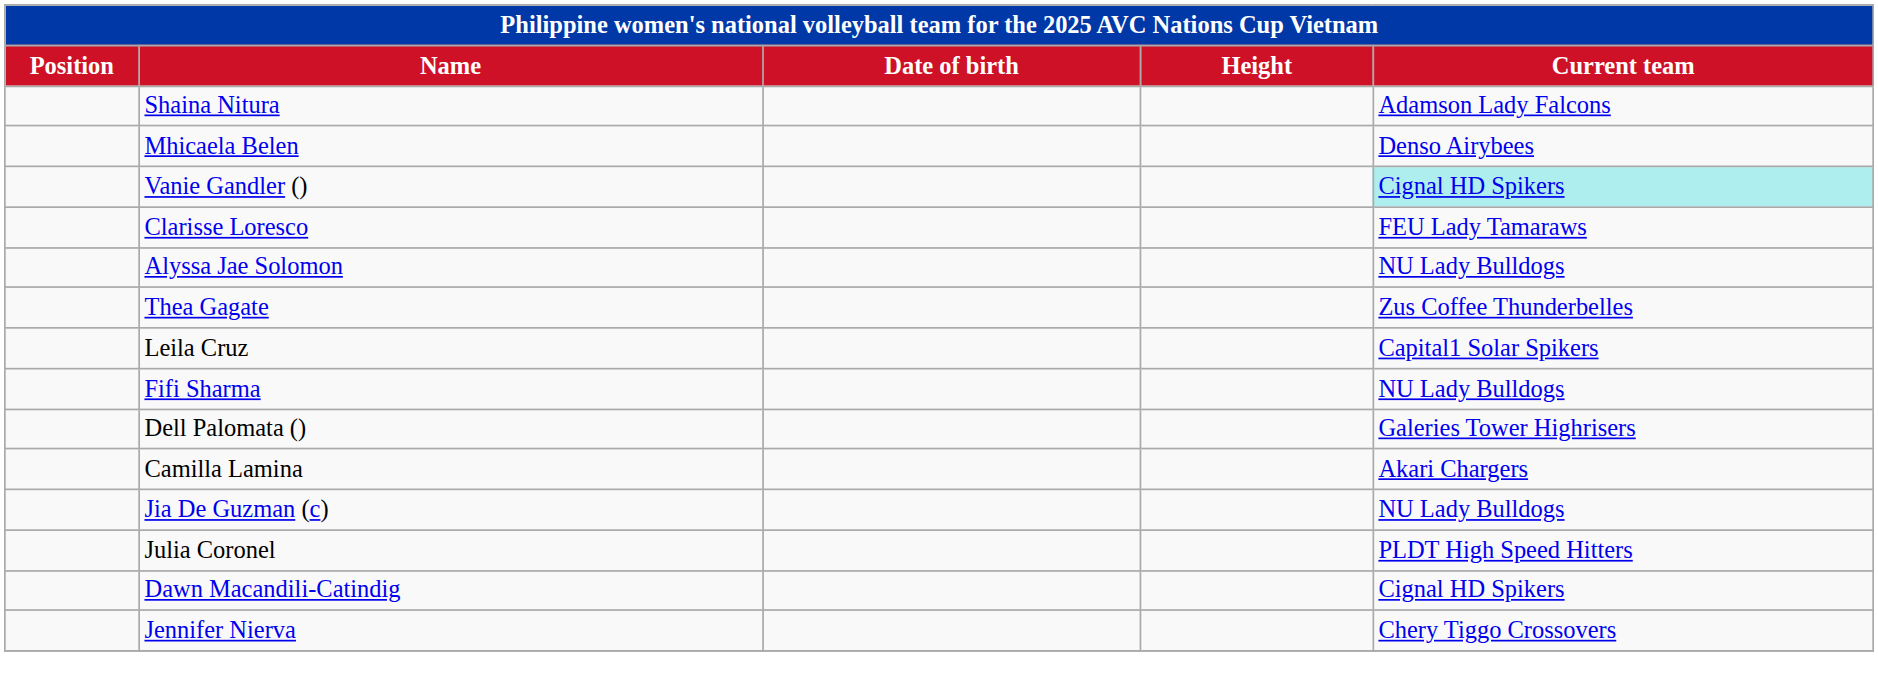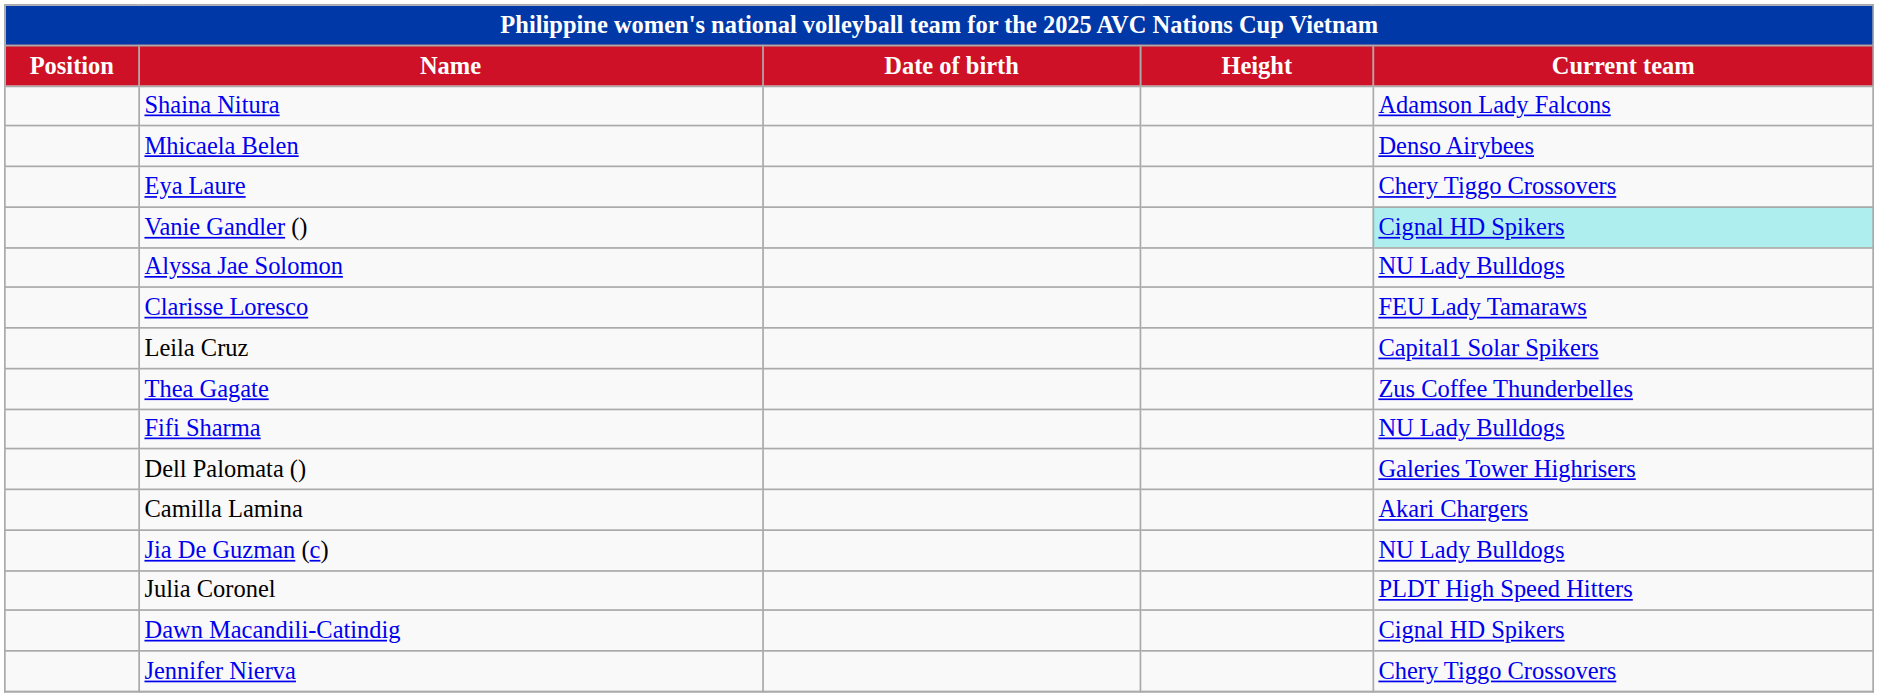+ row: (195, 186)
rows swapped: (226, 226) <-> (244, 267)
rows swapped: (196, 348) <-> (207, 307)
